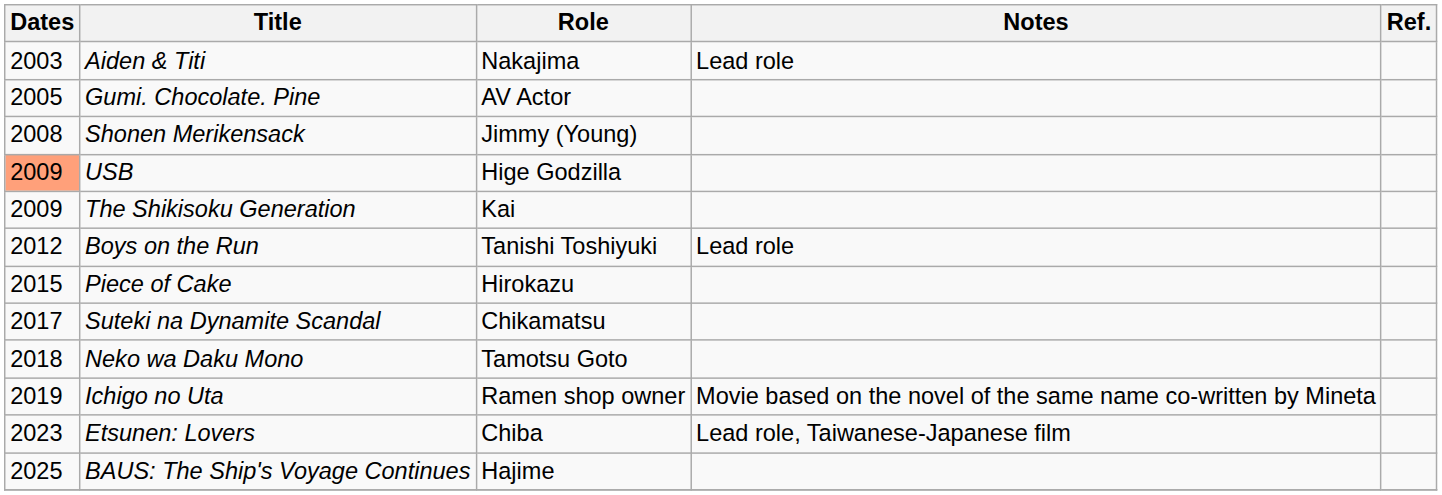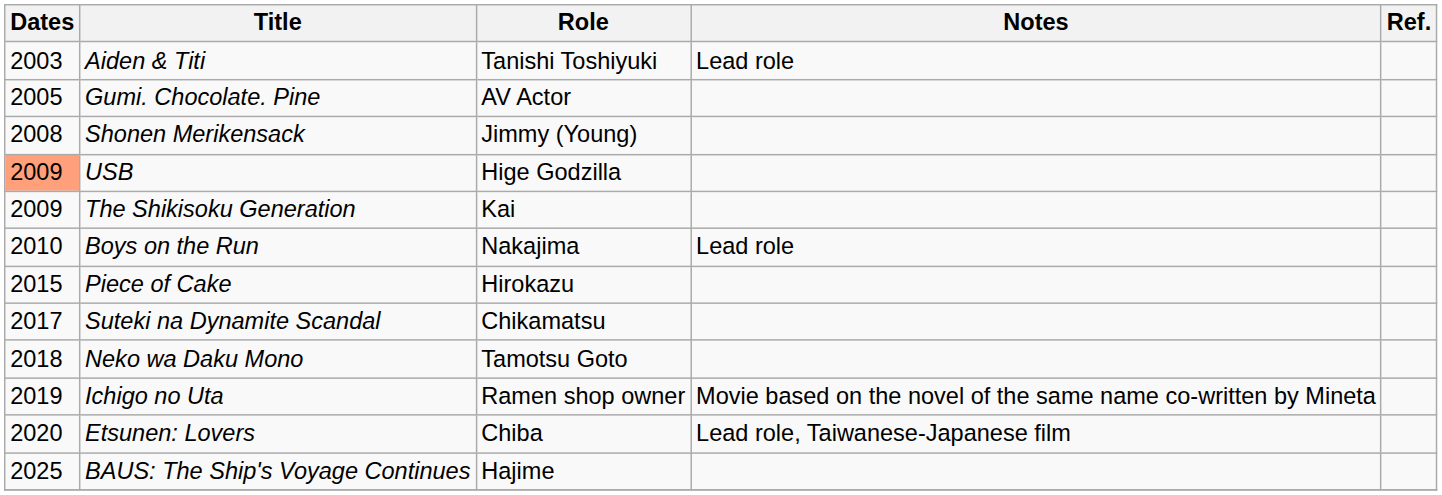(530, 60) Nakajima -> (569, 60) Tanishi Toshiyuki
(36, 246) 2012 -> (36, 246) 2010
(569, 246) Tanishi Toshiyuki -> (530, 246) Nakajima
(36, 433) 2023 -> (36, 433) 2020
